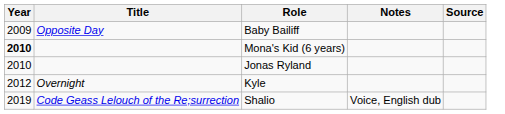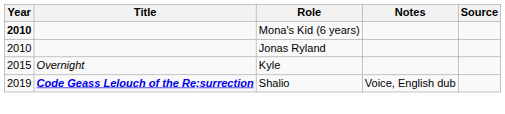- row: (272, 30)
(19, 83) 2012 -> (19, 65) 2015
(138, 100) normal -> (145, 83) bold
